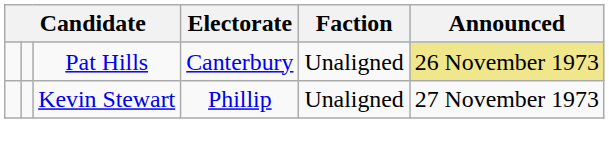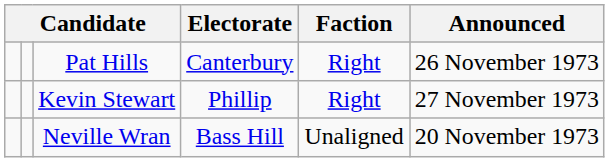(354, 61) Unaligned -> (354, 61) Right
(507, 61) khaki background -> (507, 61) no background
(354, 99) Unaligned -> (354, 99) Right
+ row: (107, 136)
